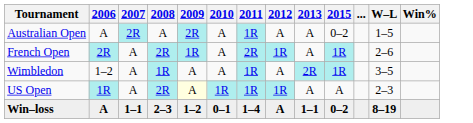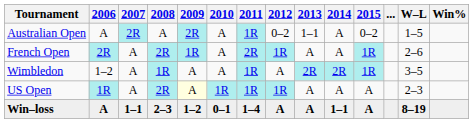+ column: (339, 14)
(280, 33) A -> (280, 33) 0–2
(310, 33) A -> (310, 33) 1–1
(310, 109) 1–1 -> (310, 109) A
(339, 109) 0–2 -> (369, 109) A
